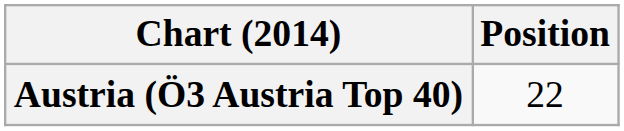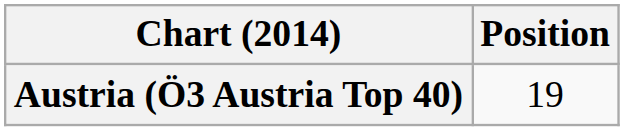(545, 93) 22 -> (545, 93) 19
